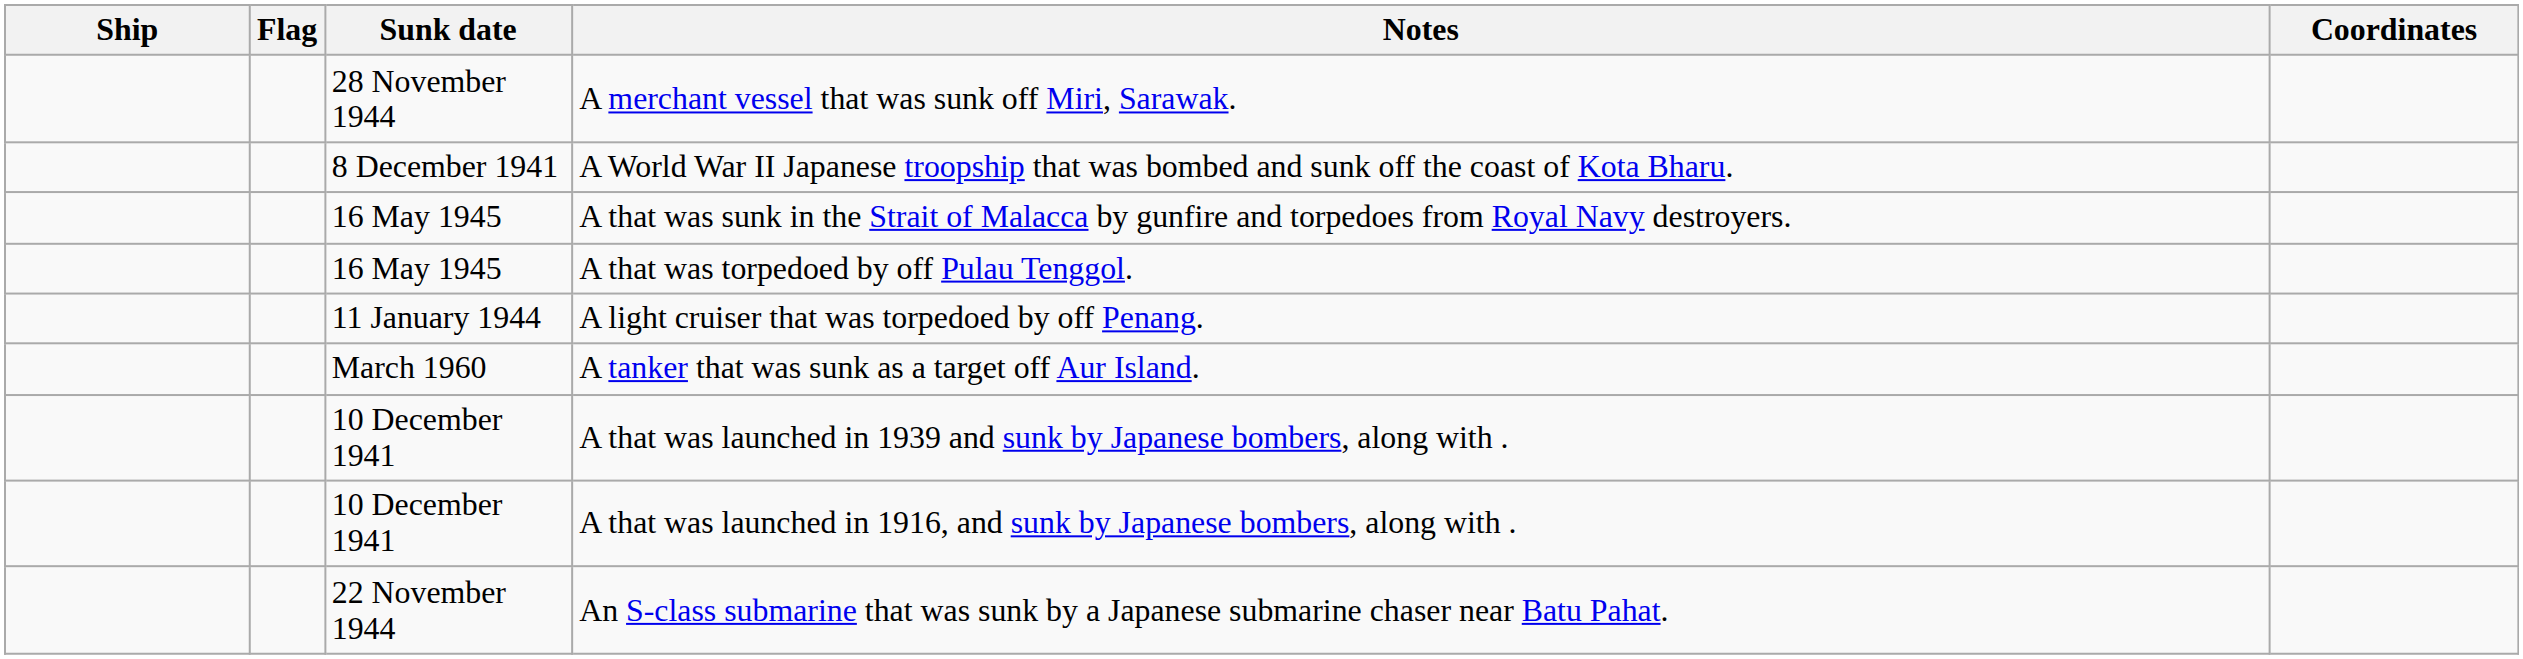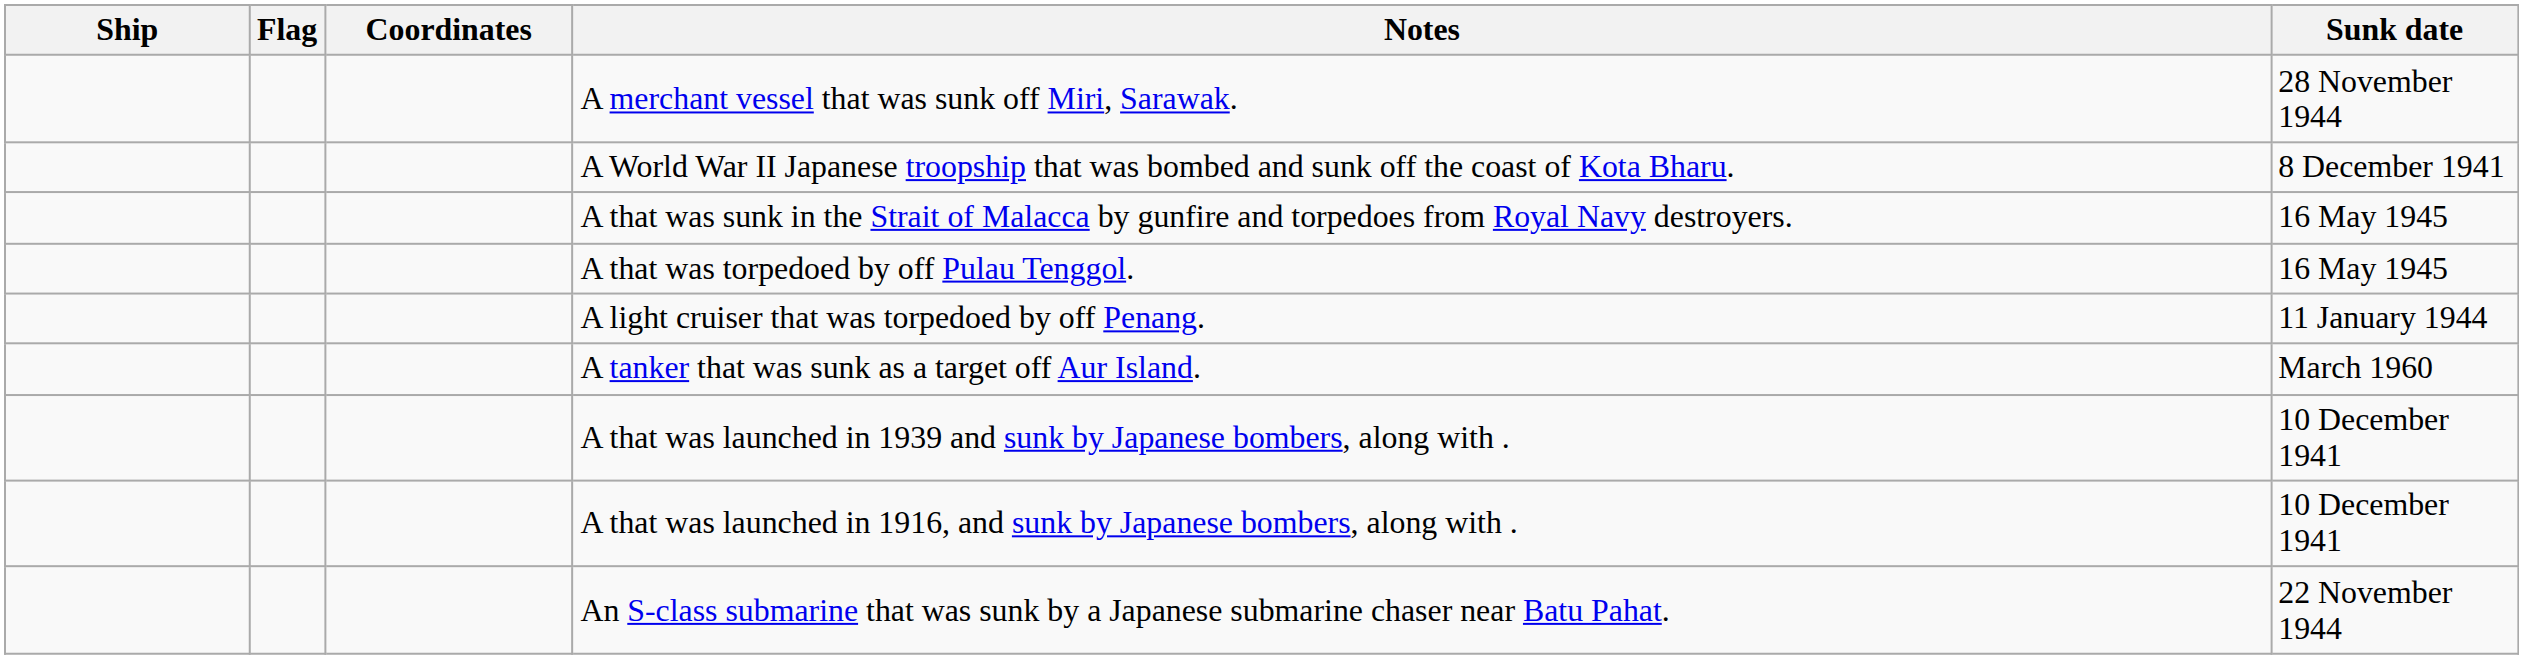columns swapped: (448, 29) <-> (2394, 29)
